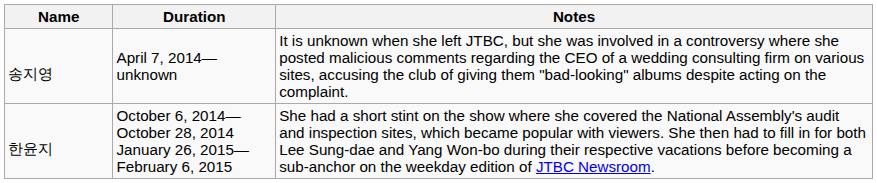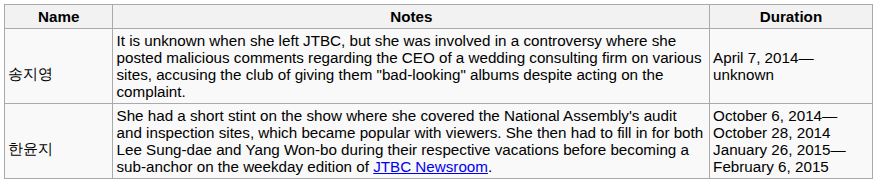columns swapped: (194, 17) <-> (574, 17)
